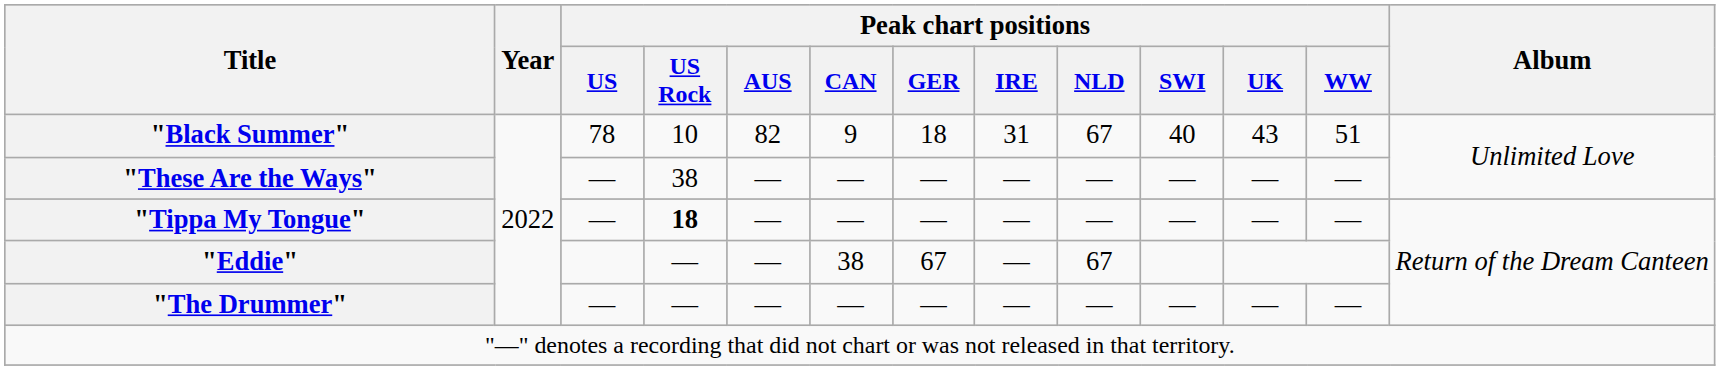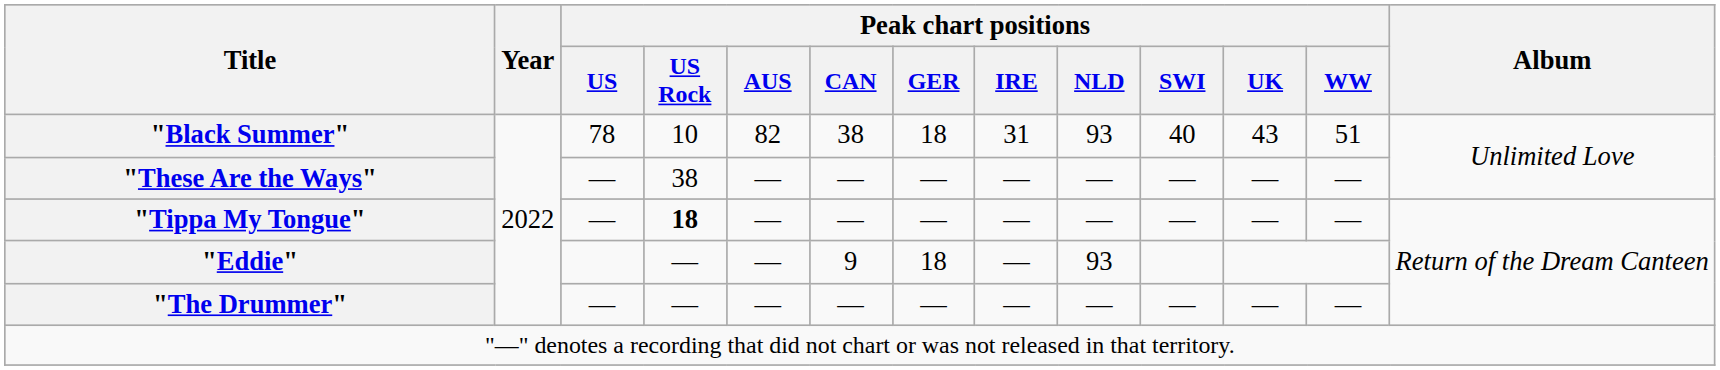(851, 135) 9 -> (851, 135) 38
(1099, 135) 67 -> (1099, 135) 93
(851, 261) 38 -> (851, 261) 9
(934, 261) 67 -> (934, 261) 18
(1099, 261) 67 -> (1099, 261) 93
